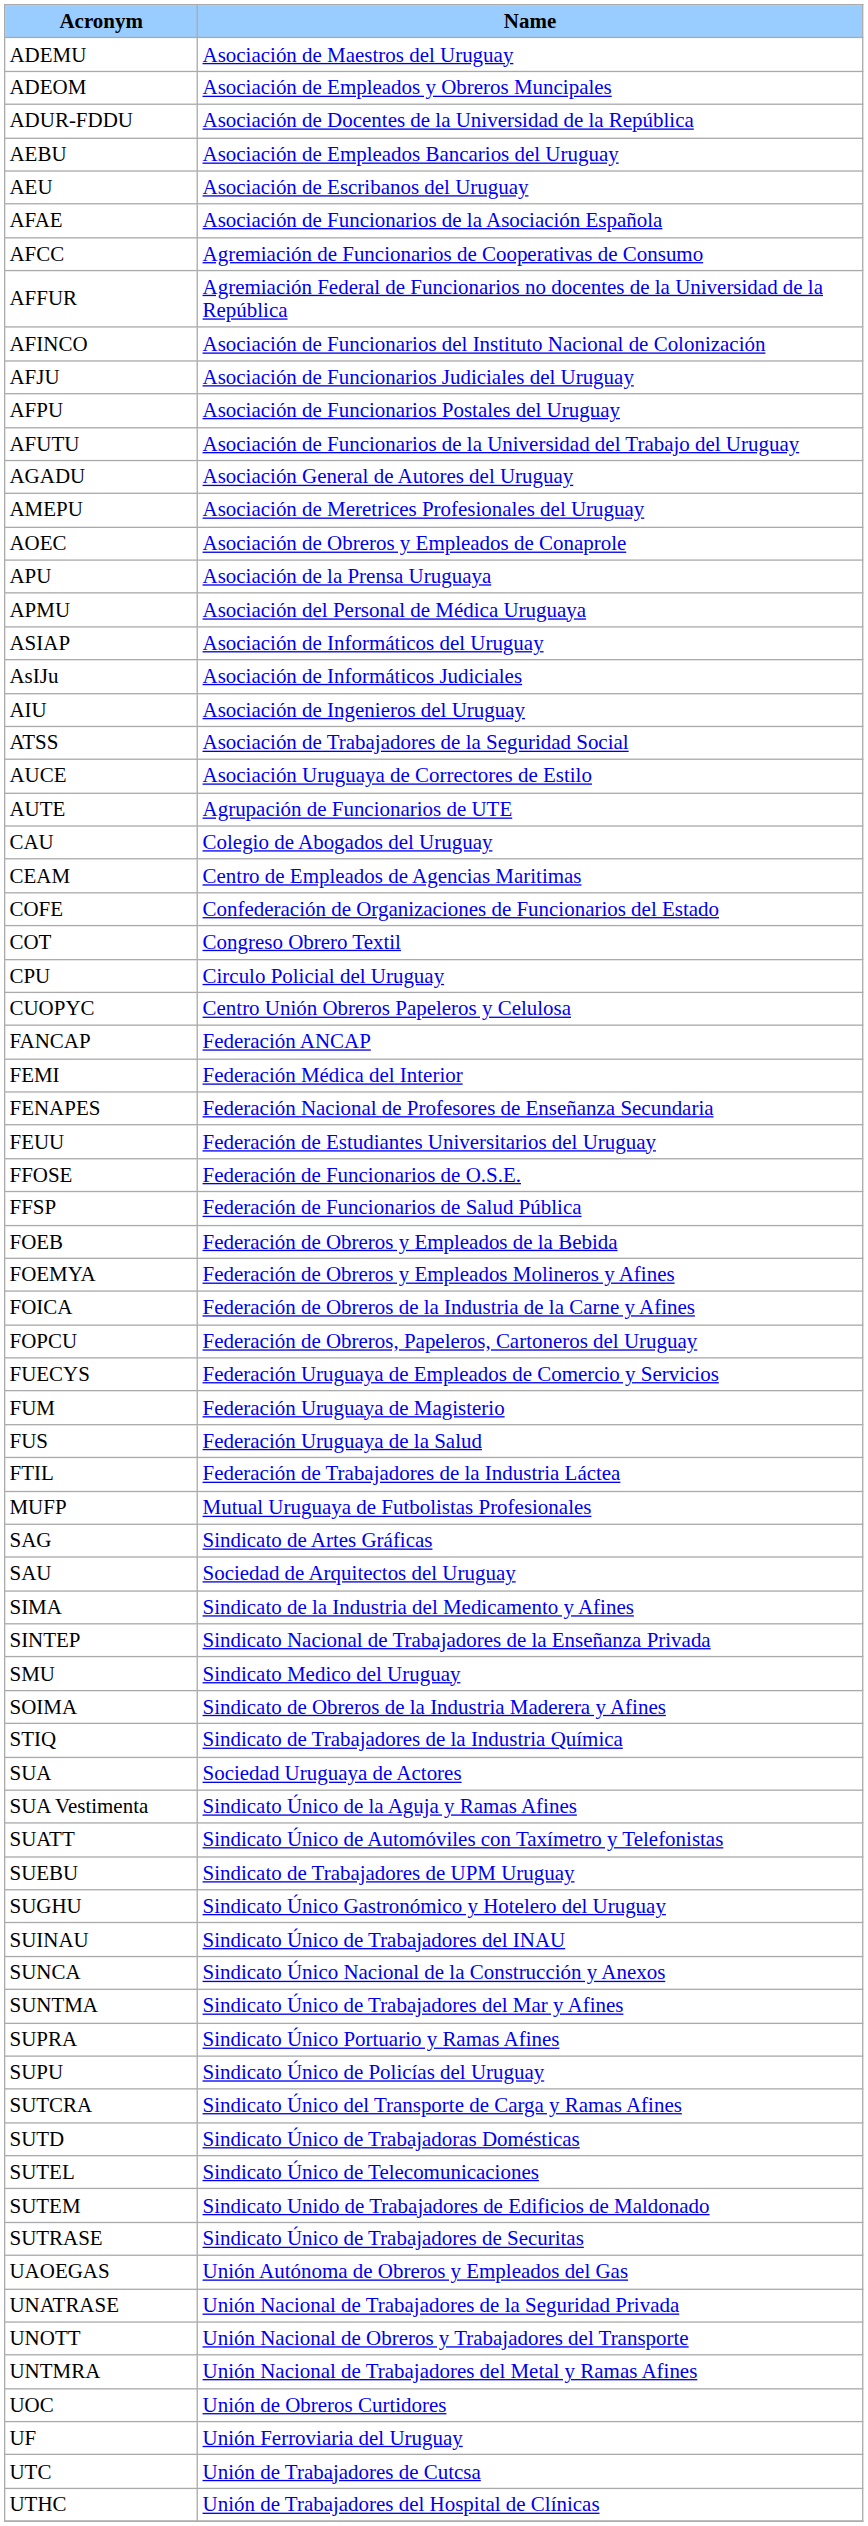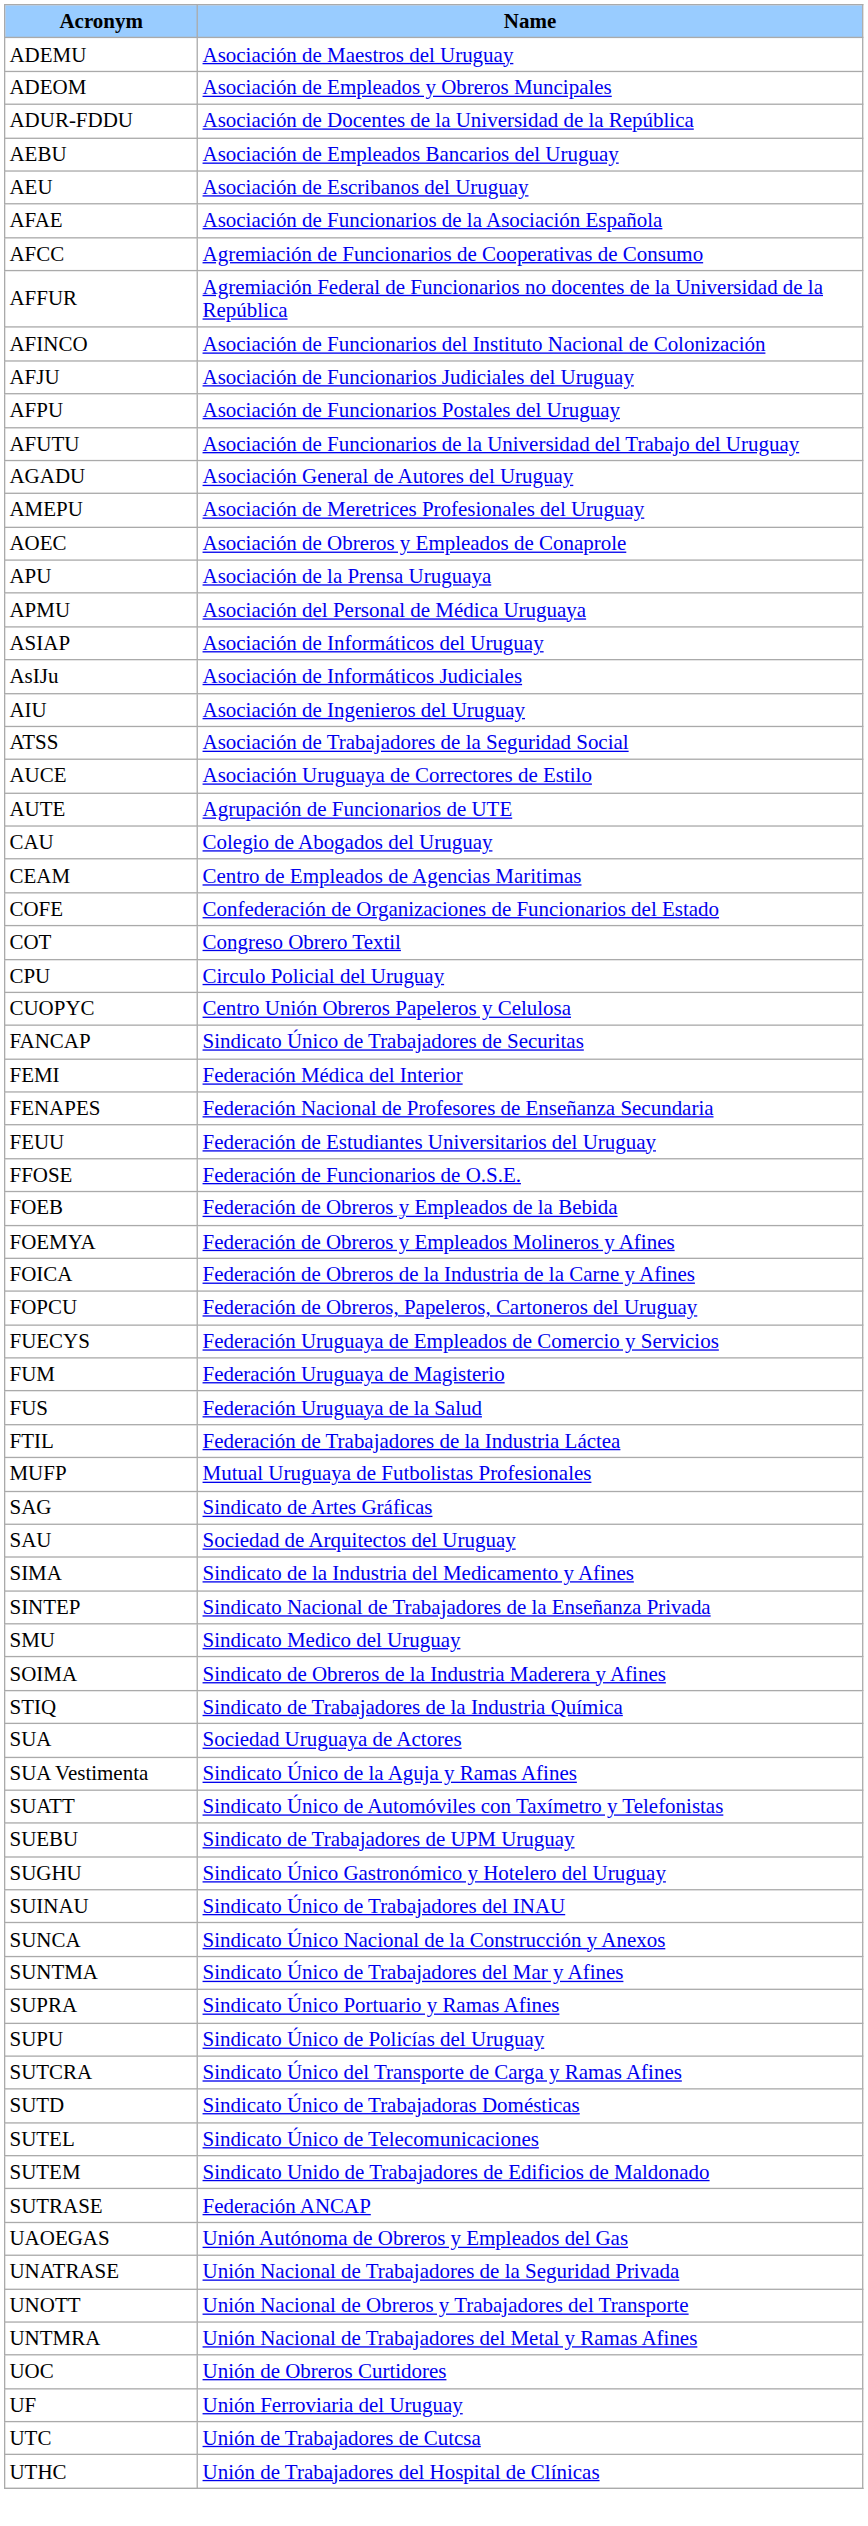(287, 1041) Federación ANCAP -> (393, 1041) Sindicato Único de Trabajadores de Securitas
- row: (33, 1208)
(393, 2238) Sindicato Único de Trabajadores de Securitas -> (287, 2205) Federación ANCAP
